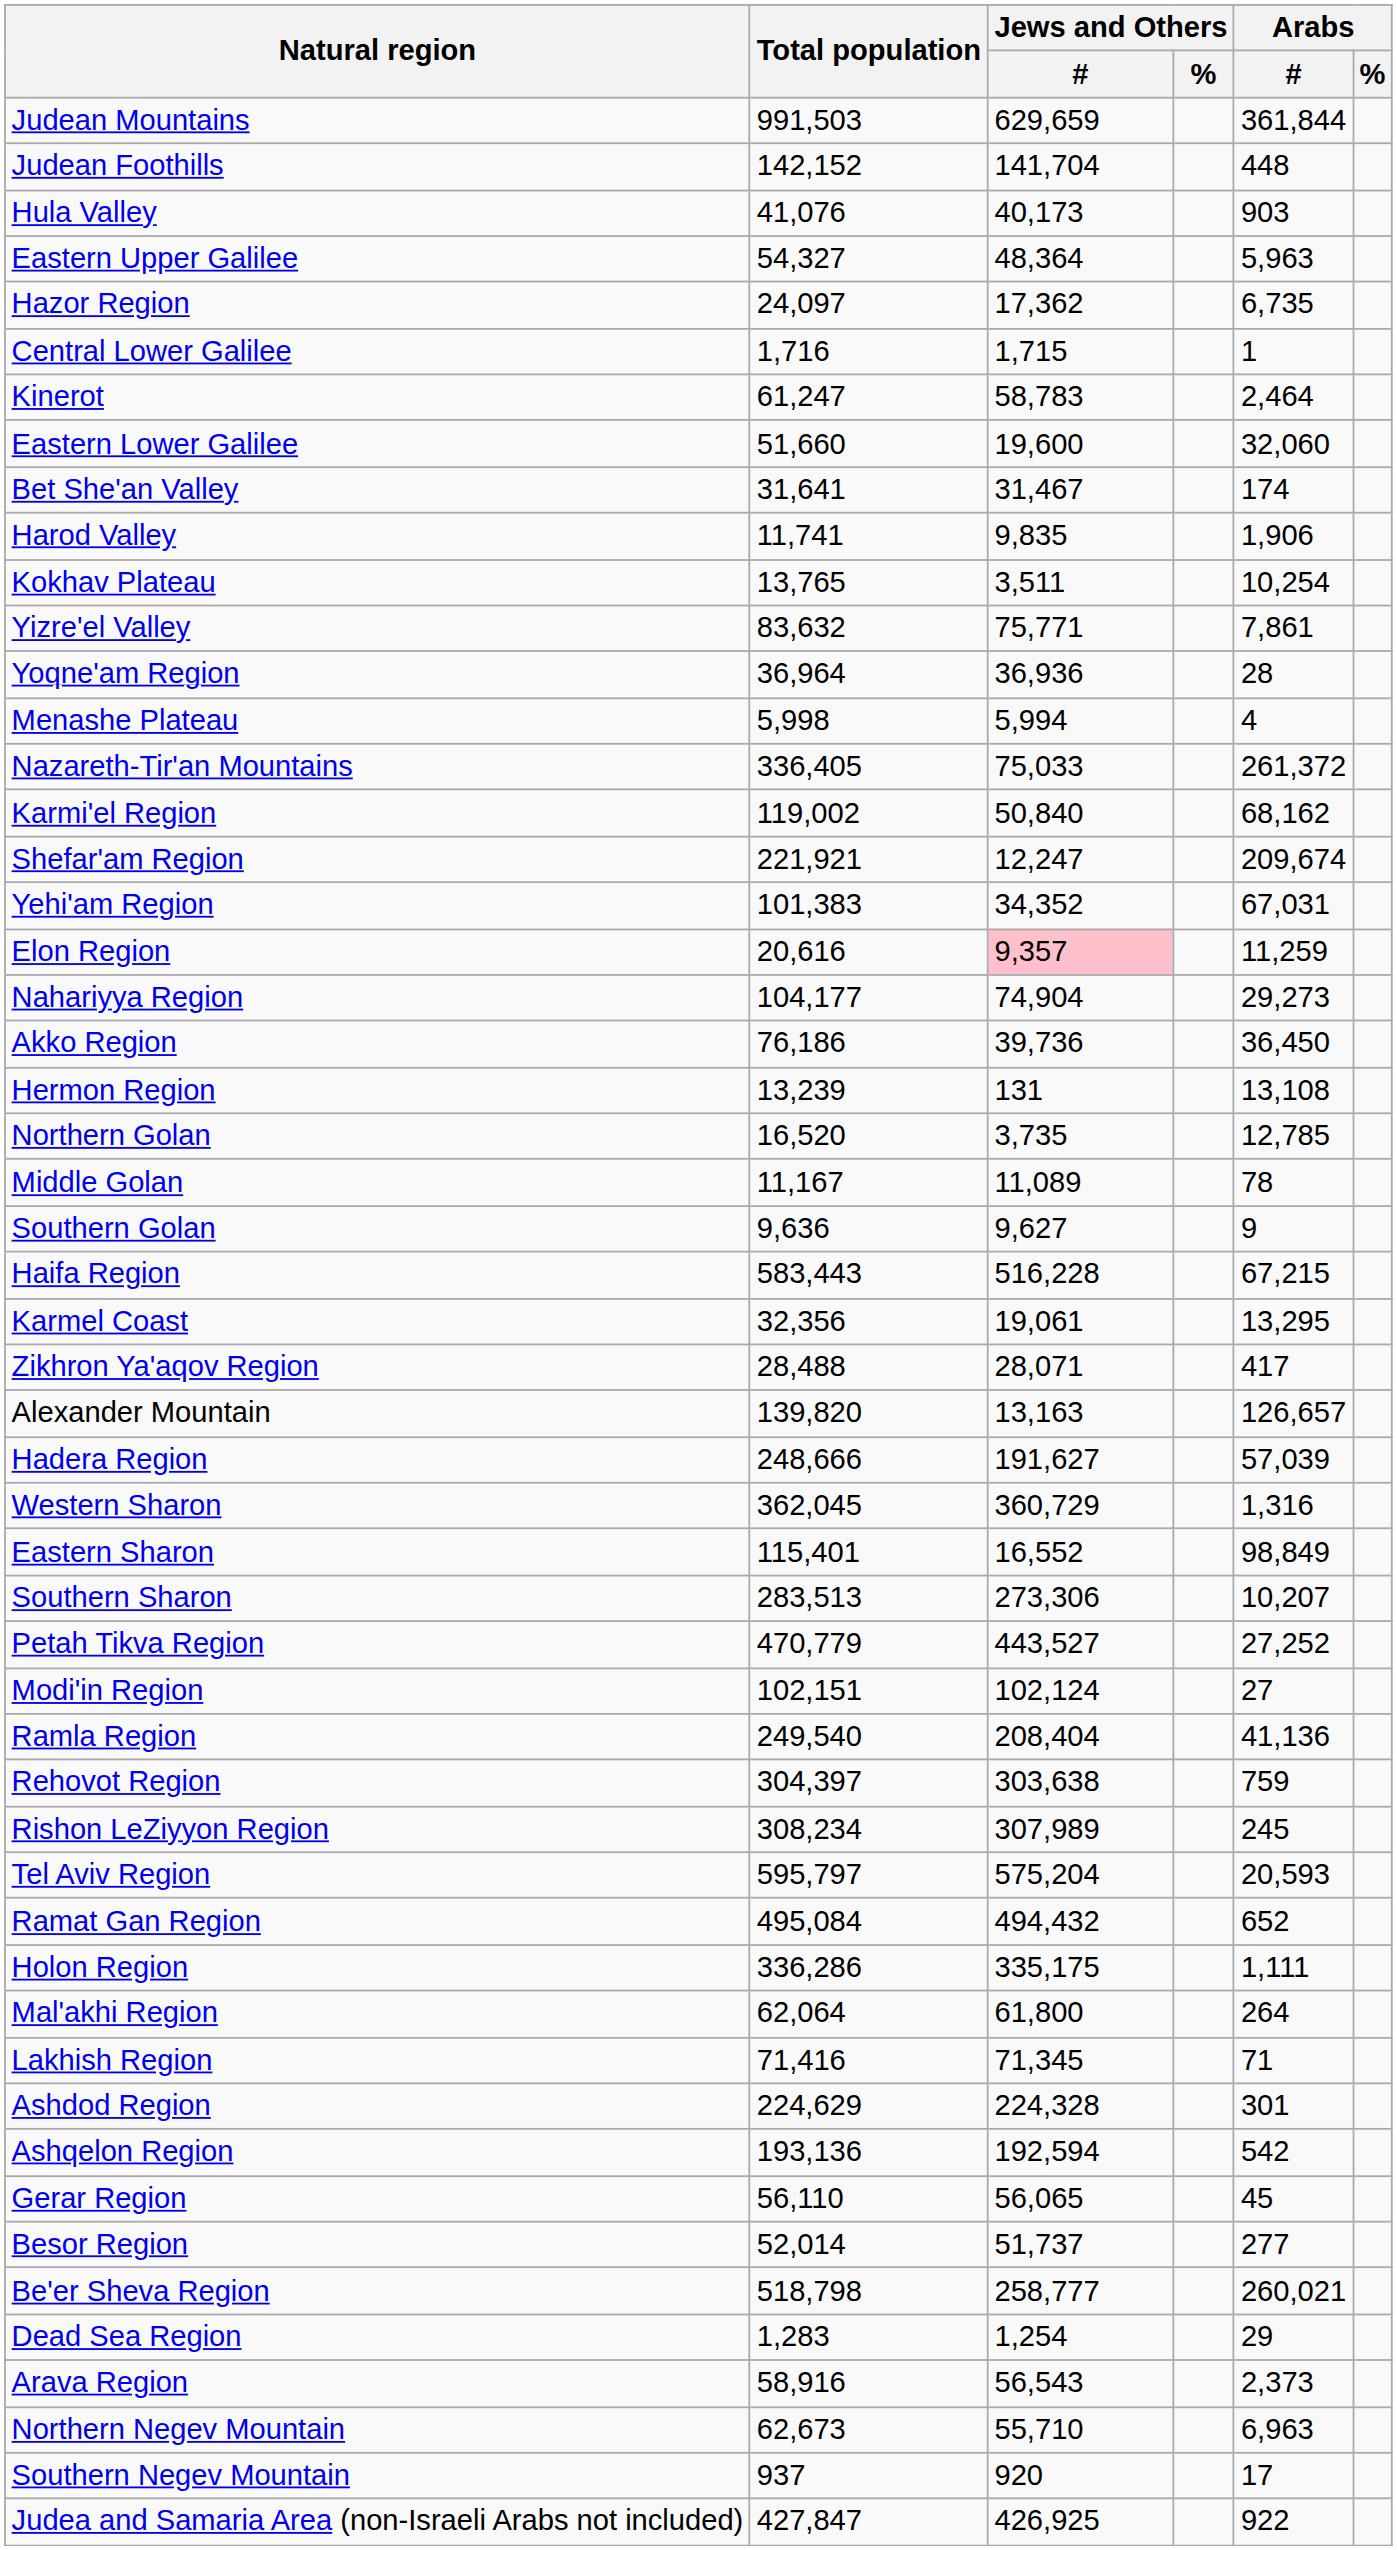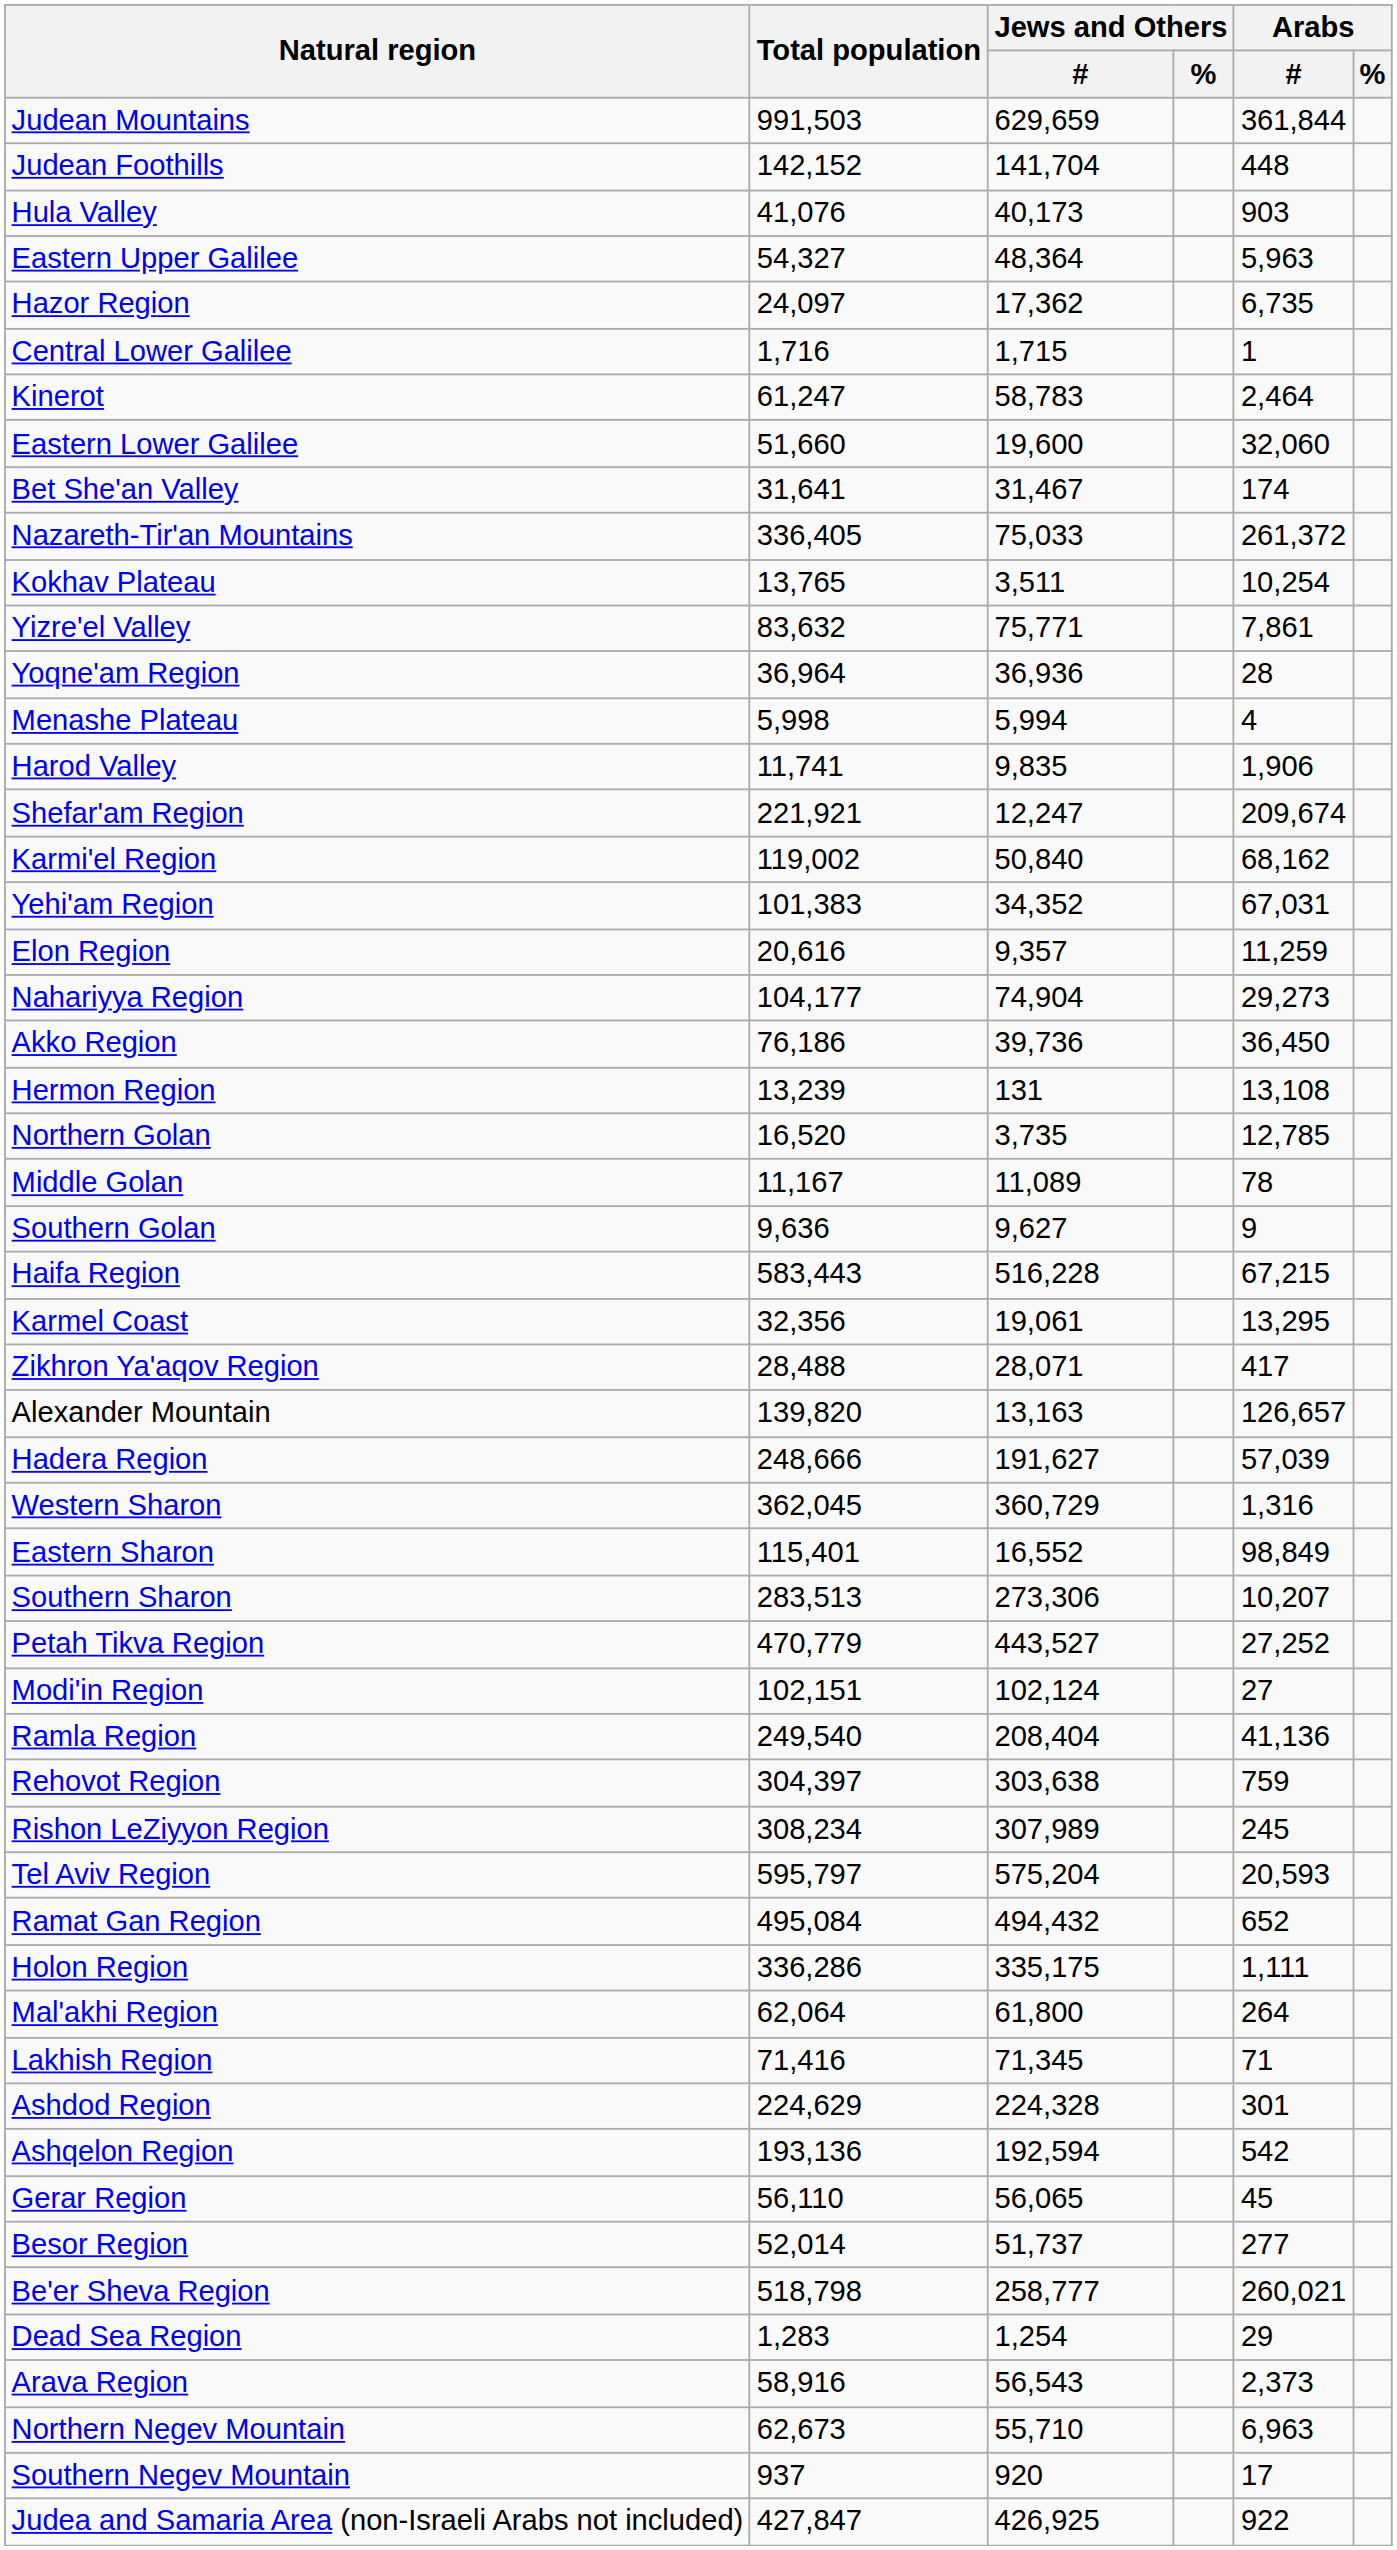rows swapped: (94, 535) <-> (182, 766)
rows swapped: (128, 858) <-> (114, 812)
(1031, 951) pink background -> (1031, 951) no background
